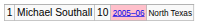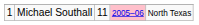(103, 12) 10 -> (102, 12) 11
